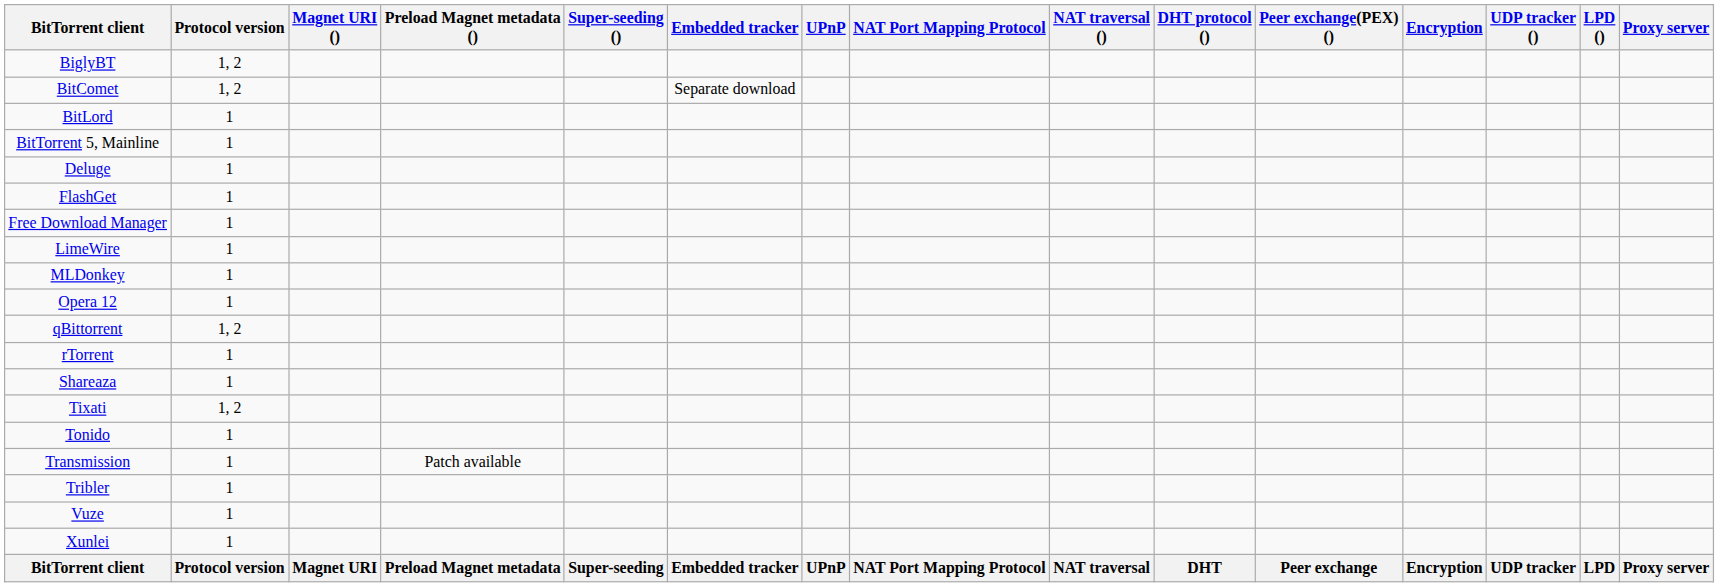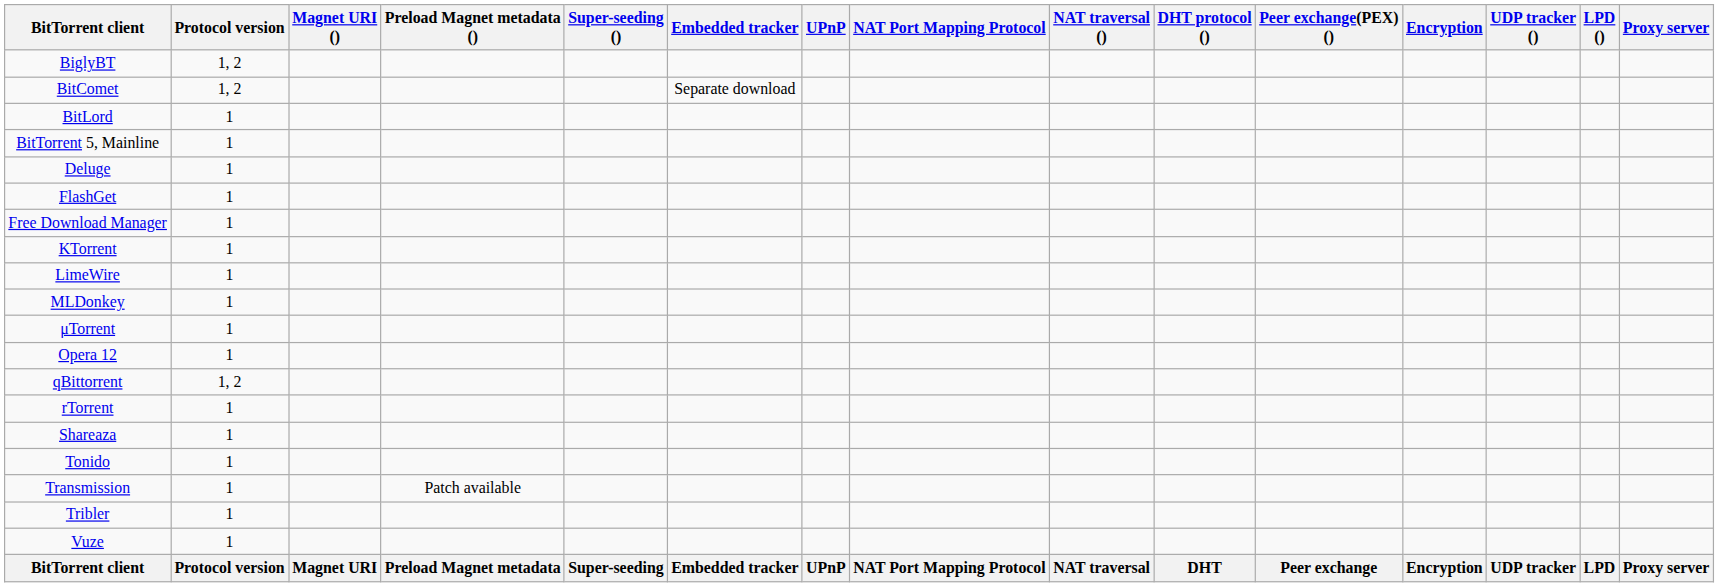+ row: (88, 249)
+ row: (88, 329)
- row: (88, 408)
- row: (88, 541)
